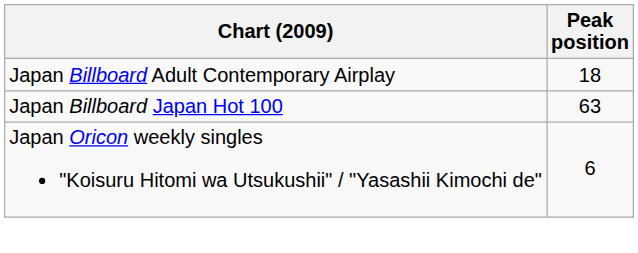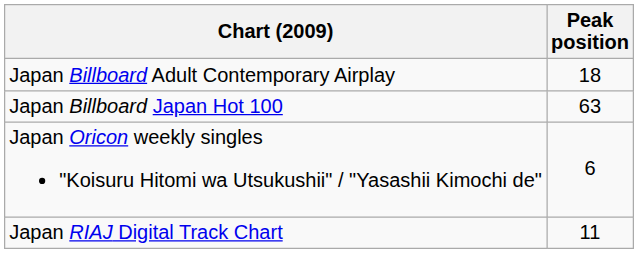+ row: (146, 232)
